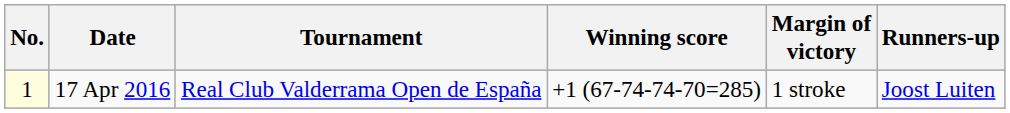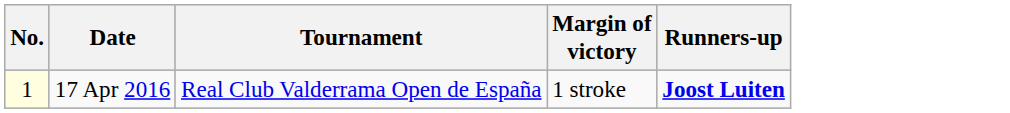- column: (657, 37)
(939, 89) normal -> (724, 89) bold
